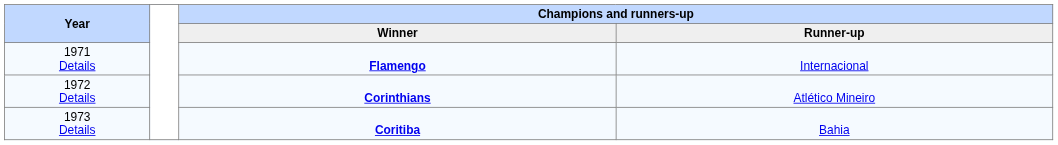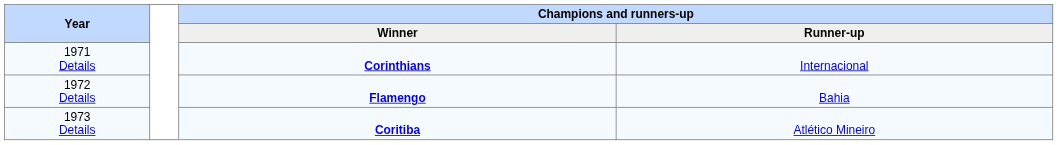(398, 65) Flamengo -> (398, 65) Corinthians
(398, 98) Corinthians -> (398, 98) Flamengo
(834, 98) Atlético Mineiro -> (834, 98) Bahia
(834, 130) Bahia -> (834, 130) Atlético Mineiro
